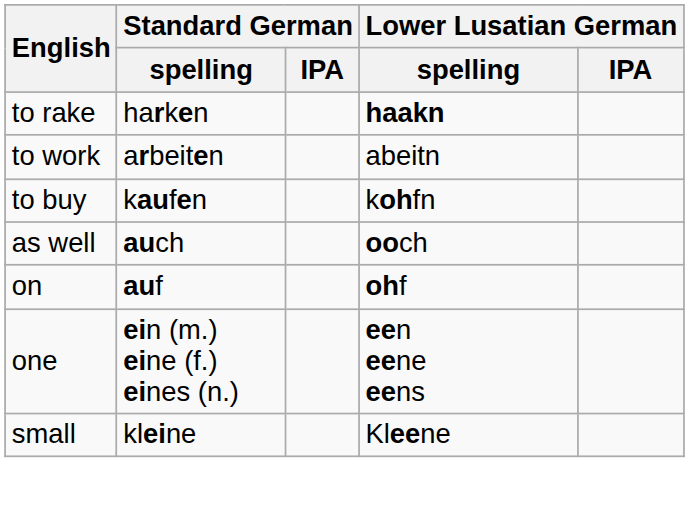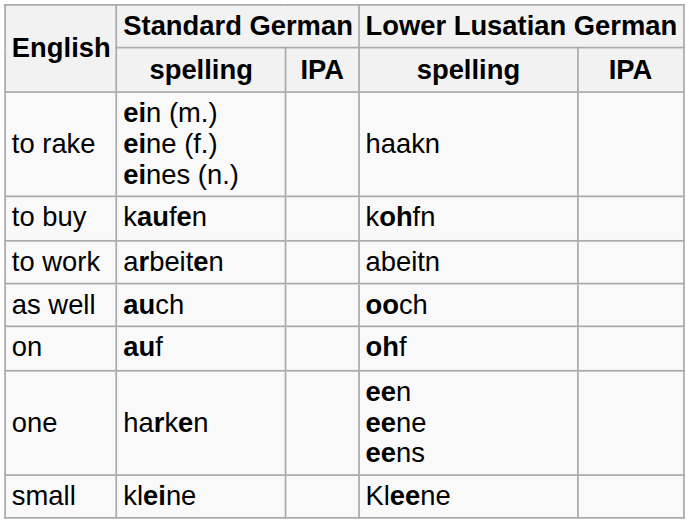(166, 112) harken -> (181, 143) ein (m.) eine (f.) eines (n.)
(405, 112) bold -> (403, 143) normal
rows swapped: (56, 156) <-> (49, 199)
(181, 360) ein (m.) eine (f.) eines (n.) -> (166, 422) harken
